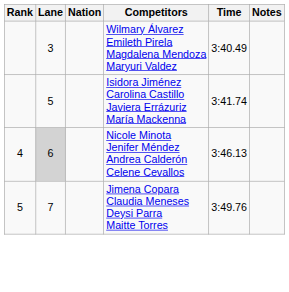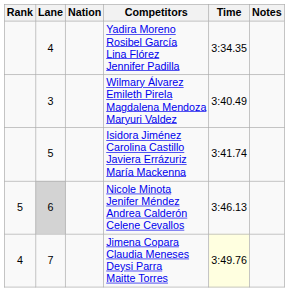+ row: (143, 48)
(20, 154) 4 -> (20, 207) 5
(20, 207) 5 -> (20, 260) 4
(229, 207) no background -> (229, 260) lightyellow background
